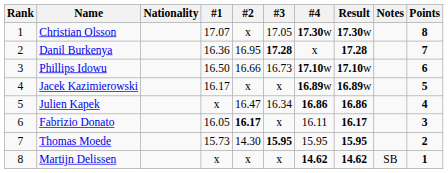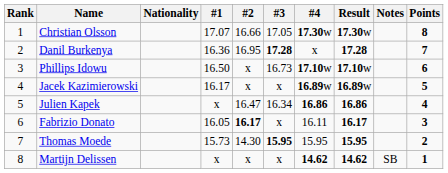(248, 31) x -> (248, 31) 16.66
(248, 68) 16.66 -> (248, 68) x
